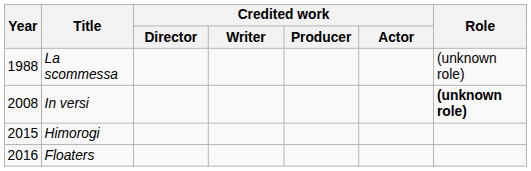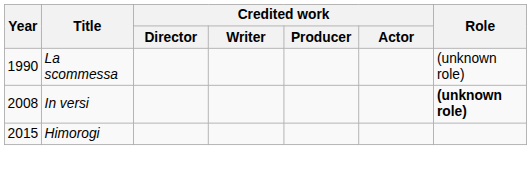(23, 66) 1988 -> (23, 66) 1990
- row: (69, 155)
